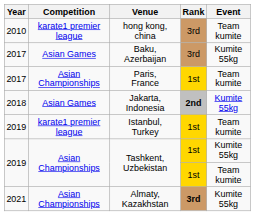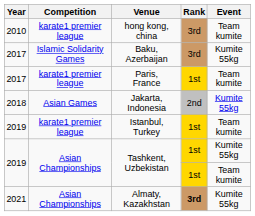(69, 55) Asian Games -> (70, 55) Islamic Solidarity Games
(69, 79) Asian Championships -> (70, 79) karate1 premier league
(193, 103) bold -> (194, 103) normal
